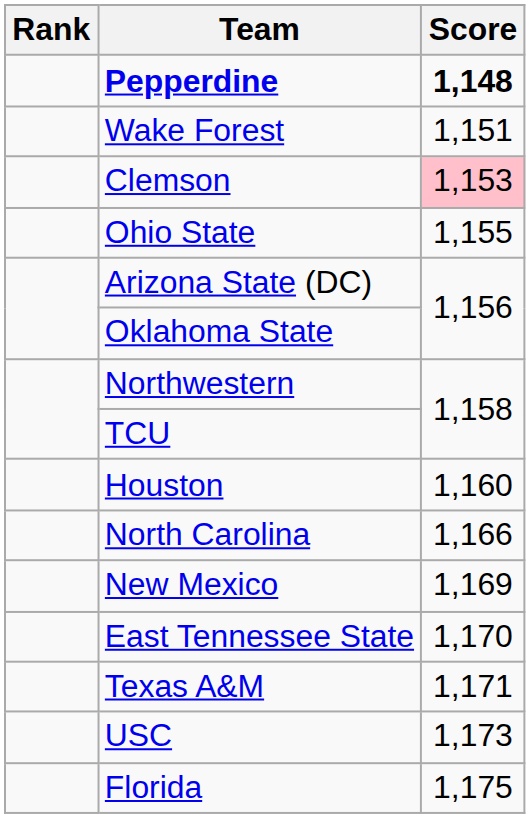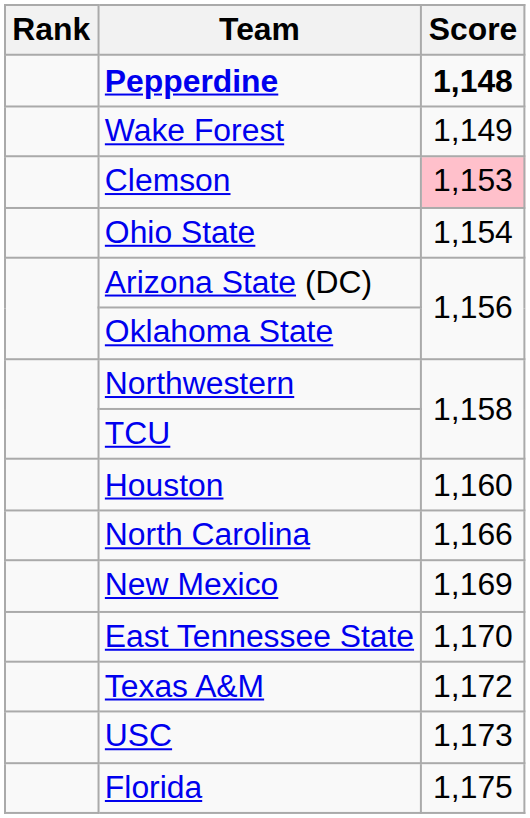(473, 130) 1,151 -> (473, 130) 1,149
(473, 231) 1,155 -> (473, 231) 1,154
(473, 686) 1,171 -> (473, 686) 1,172
